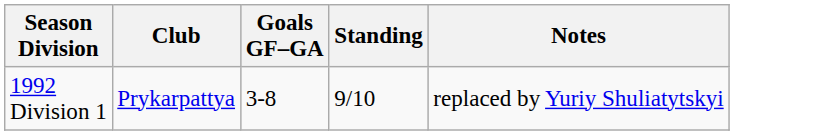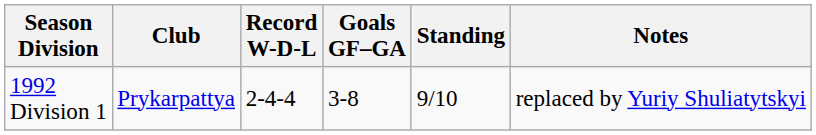+ column: (281, 35)
